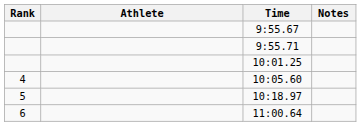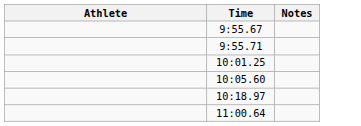- column: (23, 13)
